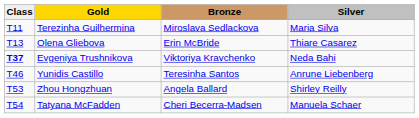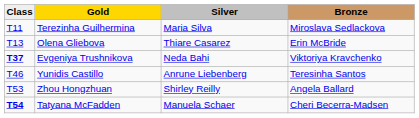columns swapped: (351, 12) <-> (225, 12)
(15, 105) normal -> (15, 105) bold
